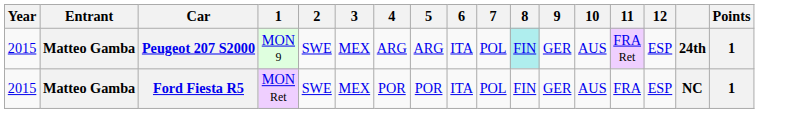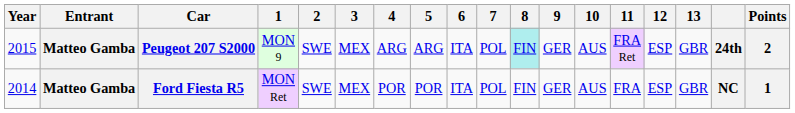+ column: (694, 16)
(732, 48) 1 -> (767, 48) 2
(22, 88) 2015 -> (22, 88) 2014
